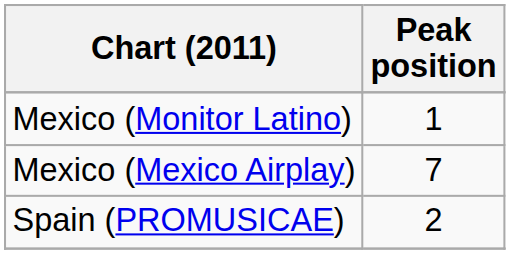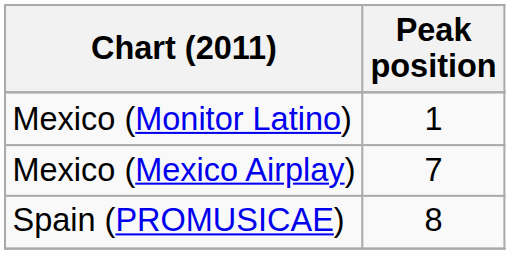(434, 221) 2 -> (434, 221) 8
